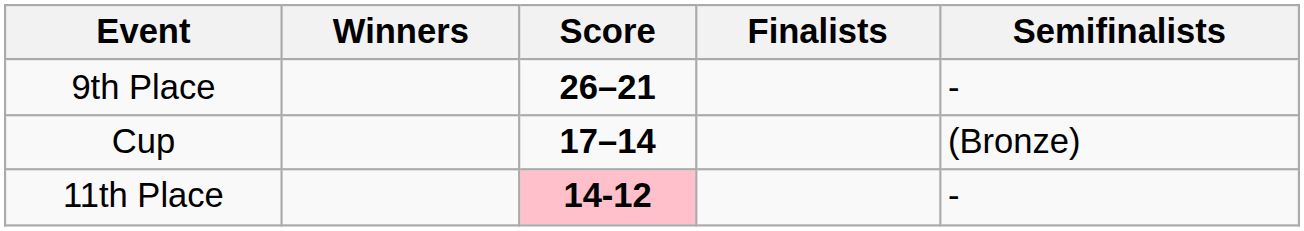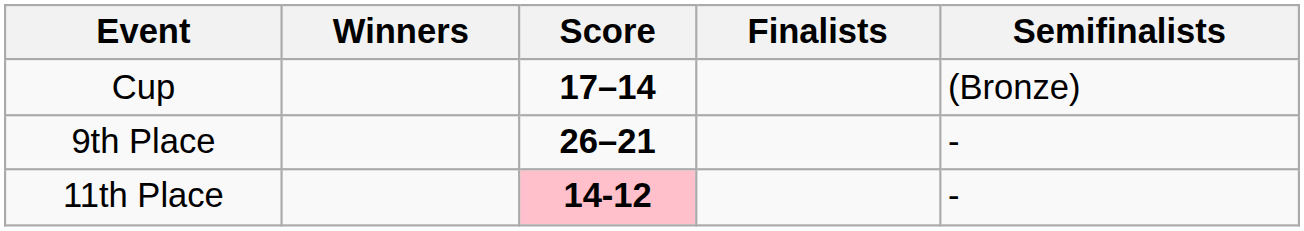rows swapped: (143, 141) <-> (143, 86)
